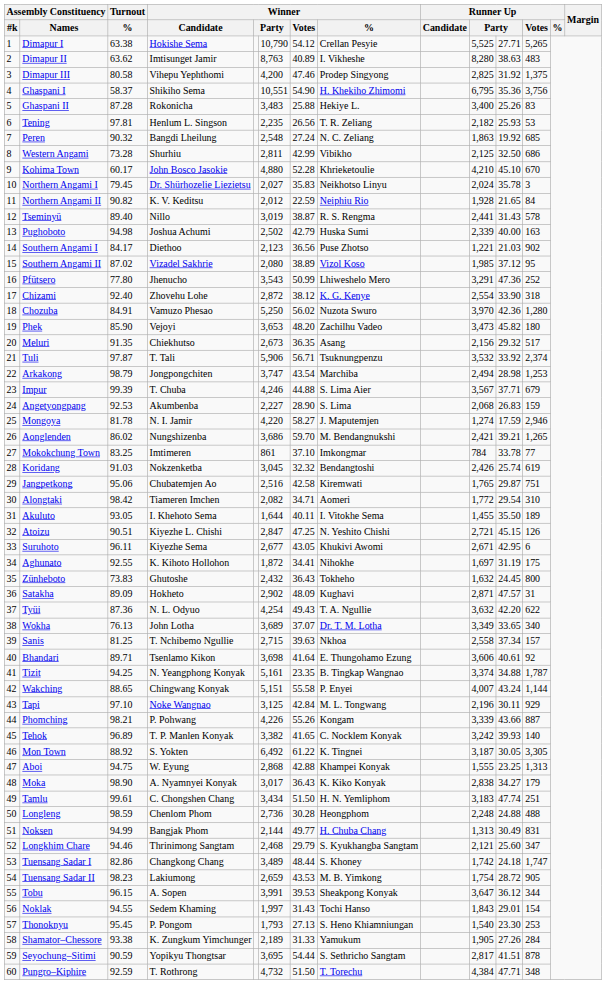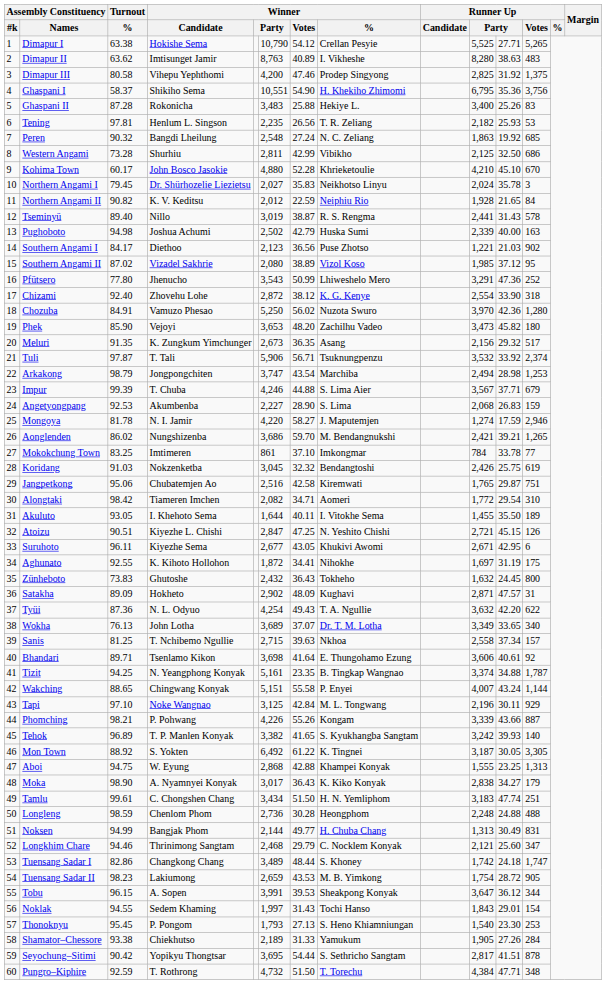(172, 342) Chiekhutso -> (201, 342) K. Zungkum Yimchunger
(509, 468) 25.74 -> (509, 468) 25.75
(361, 736) C. Nocklem Konyak -> (369, 736) S. Kyukhangba Sangtam
(369, 846) S. Kyukhangba Sangtam -> (361, 846) C. Nocklem Konyak
(201, 940) K. Zungkum Yimchunger -> (172, 940) Chiekhutso
(121, 956) 90.59 -> (121, 956) 90.42
